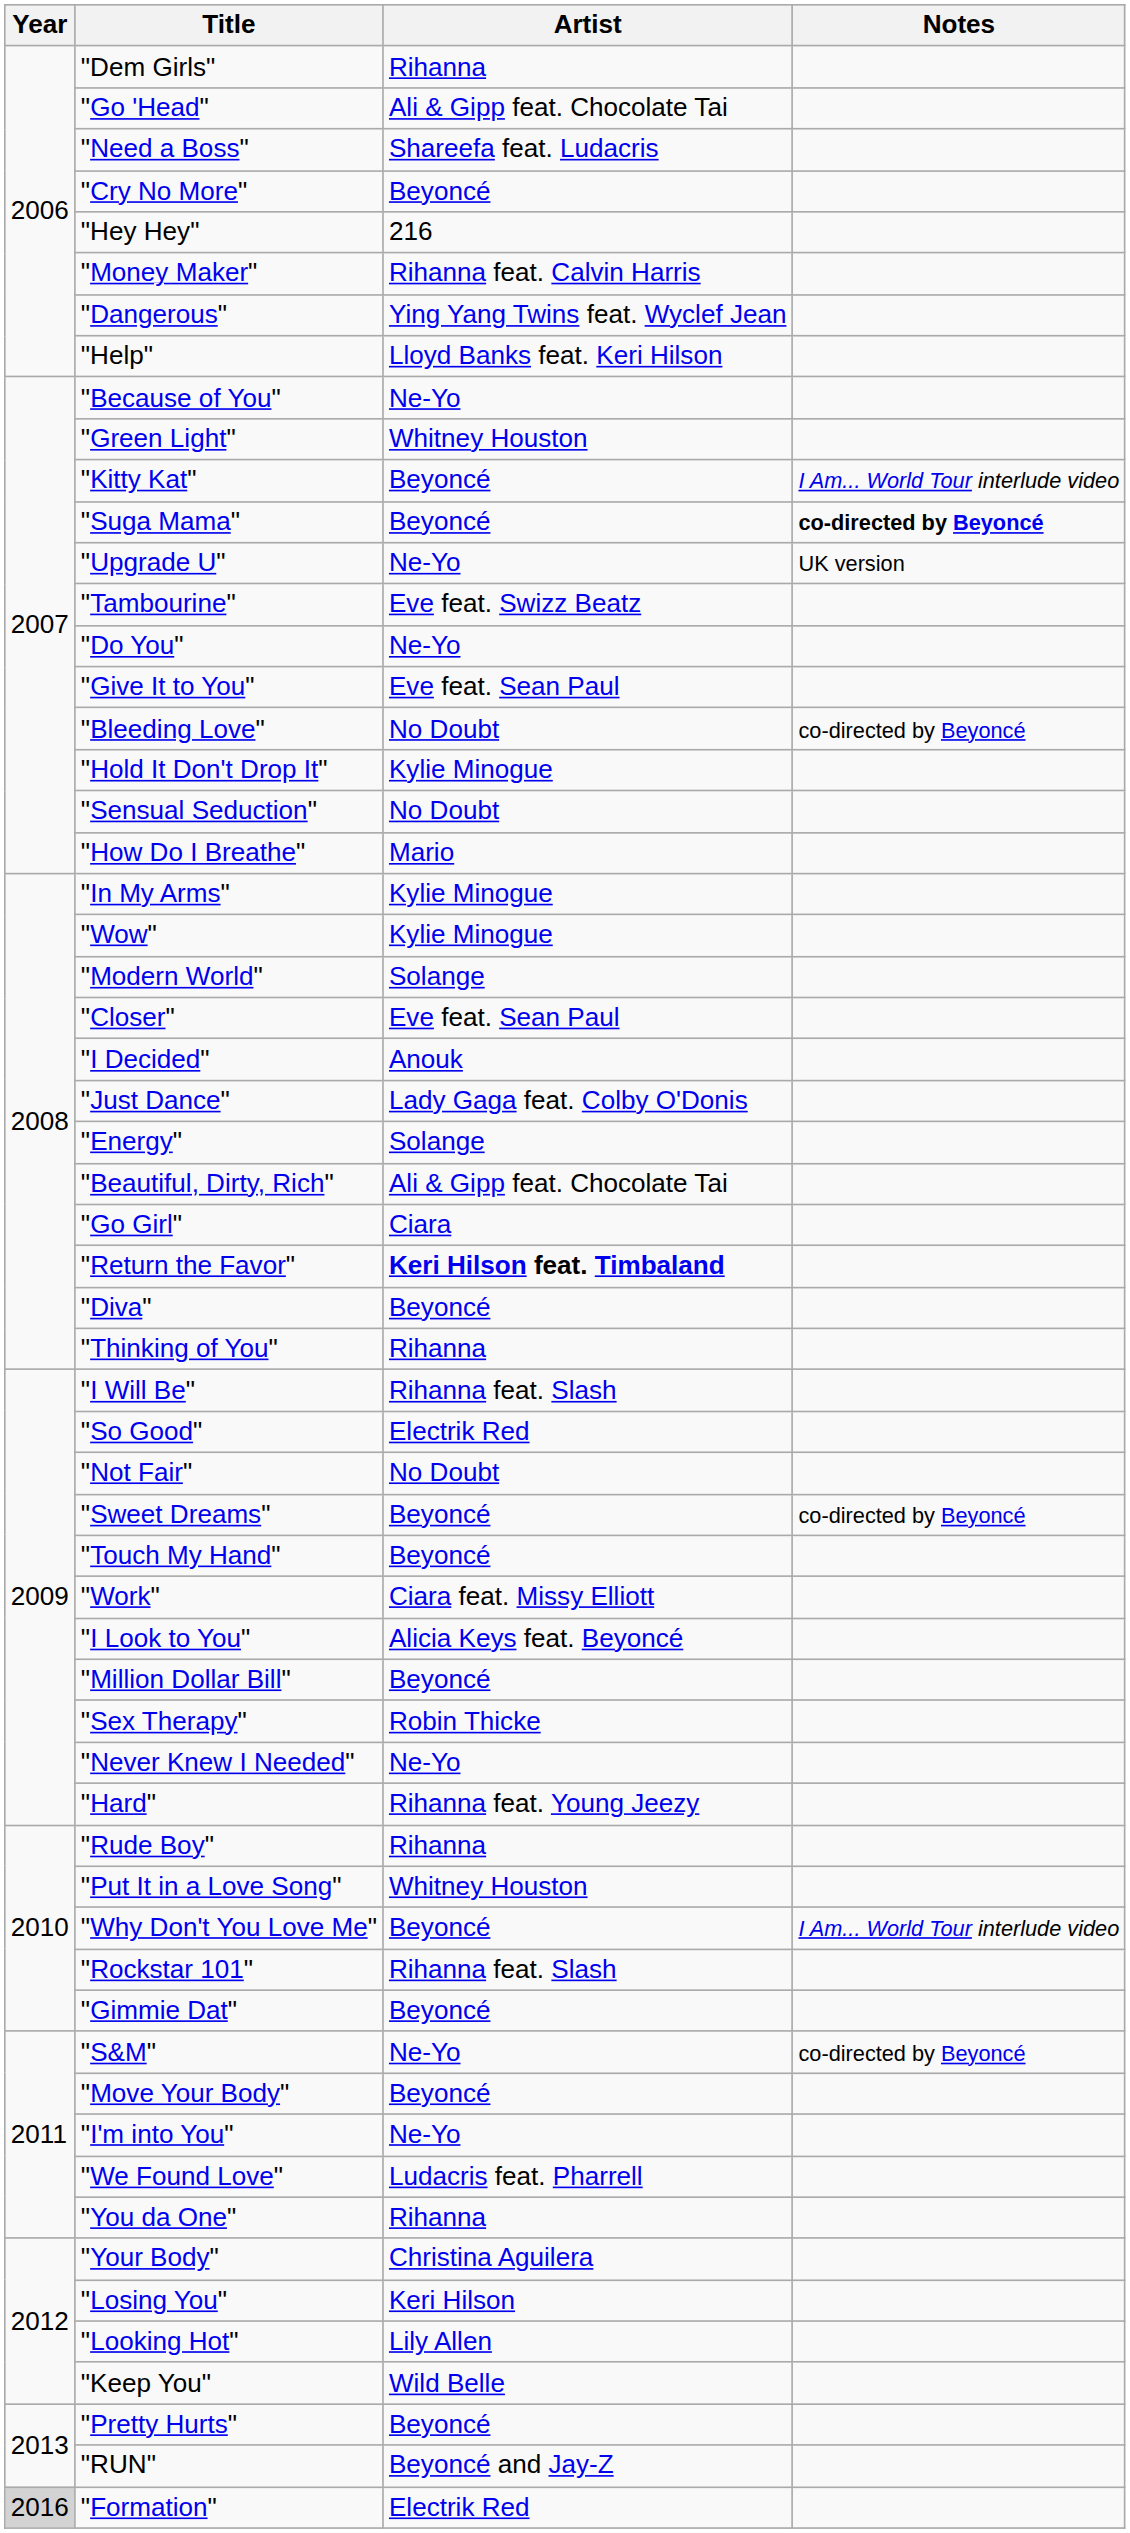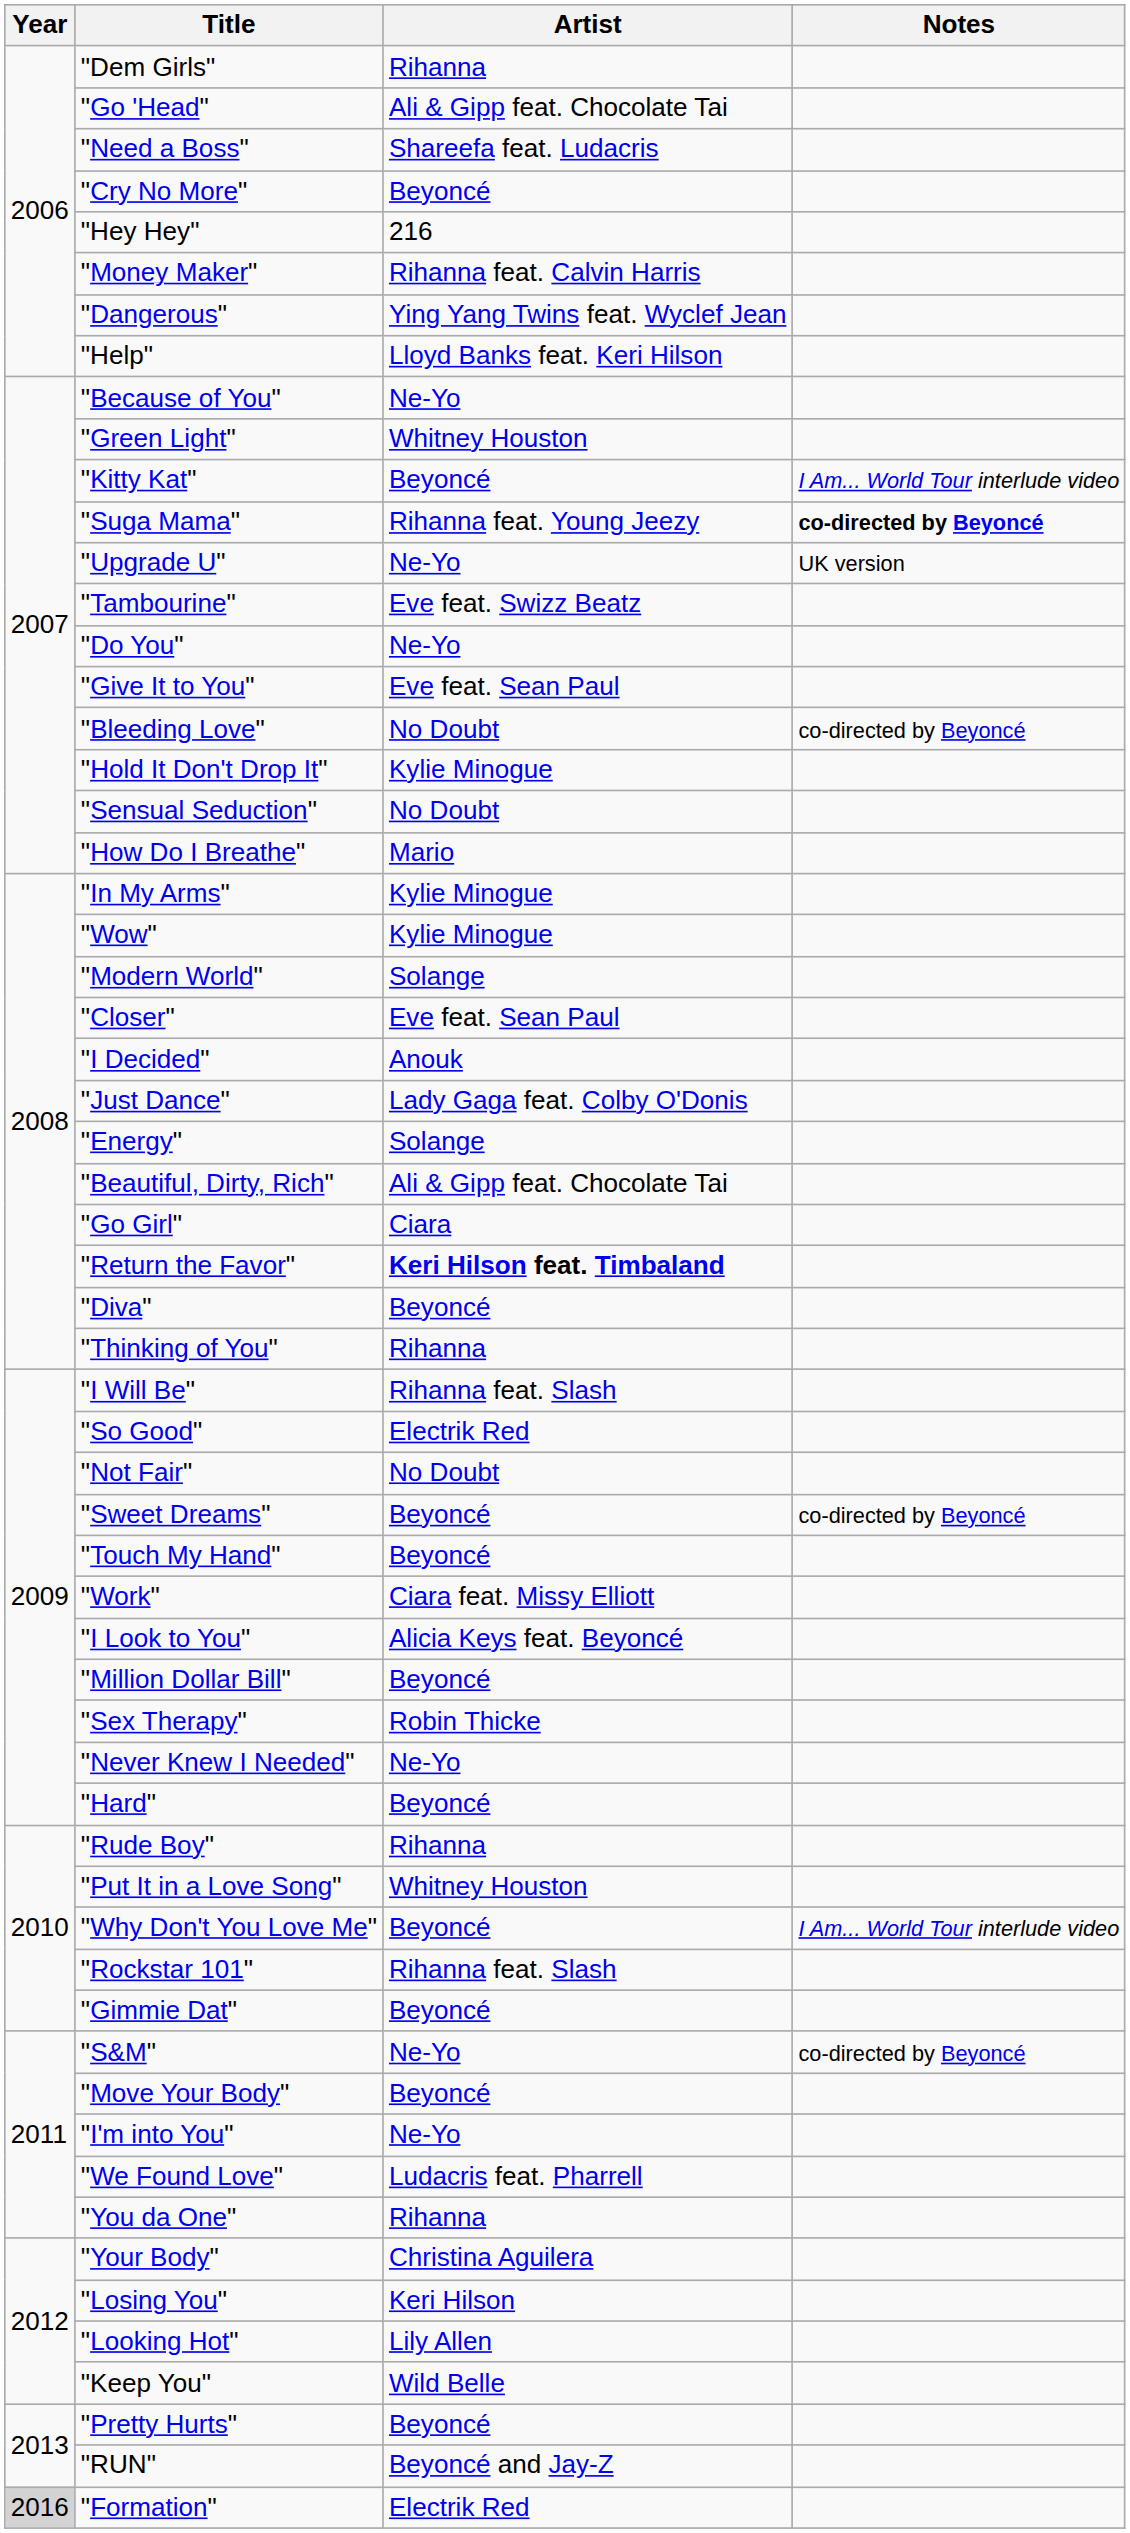(440, 521) Beyoncé -> (544, 521) Rihanna feat. Young Jeezy
(544, 1803) Rihanna feat. Young Jeezy -> (440, 1803) Beyoncé
